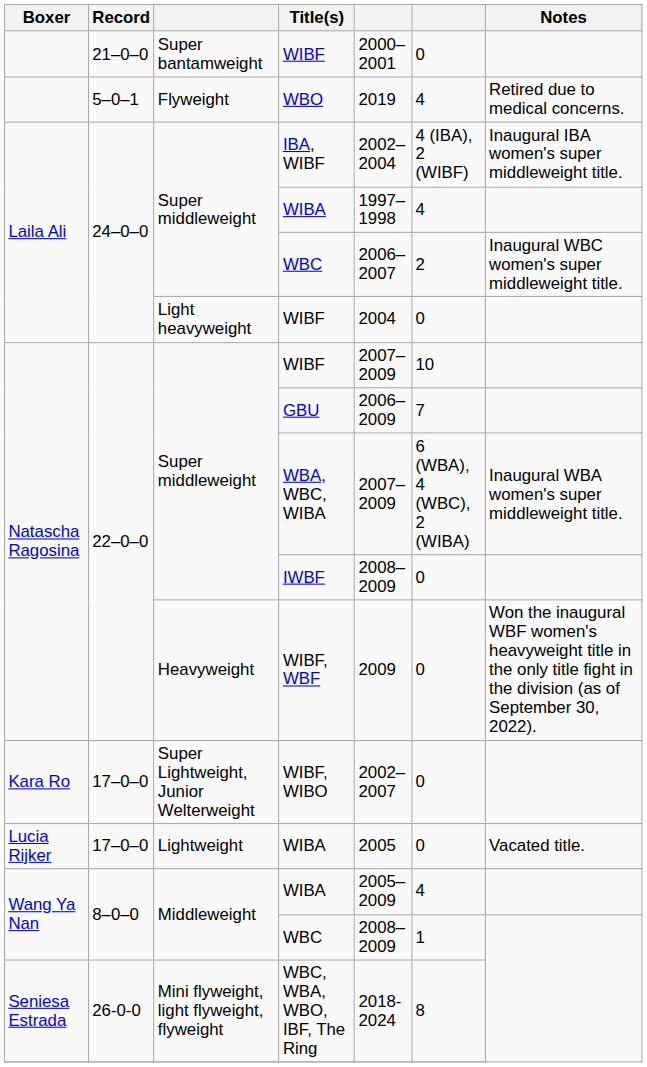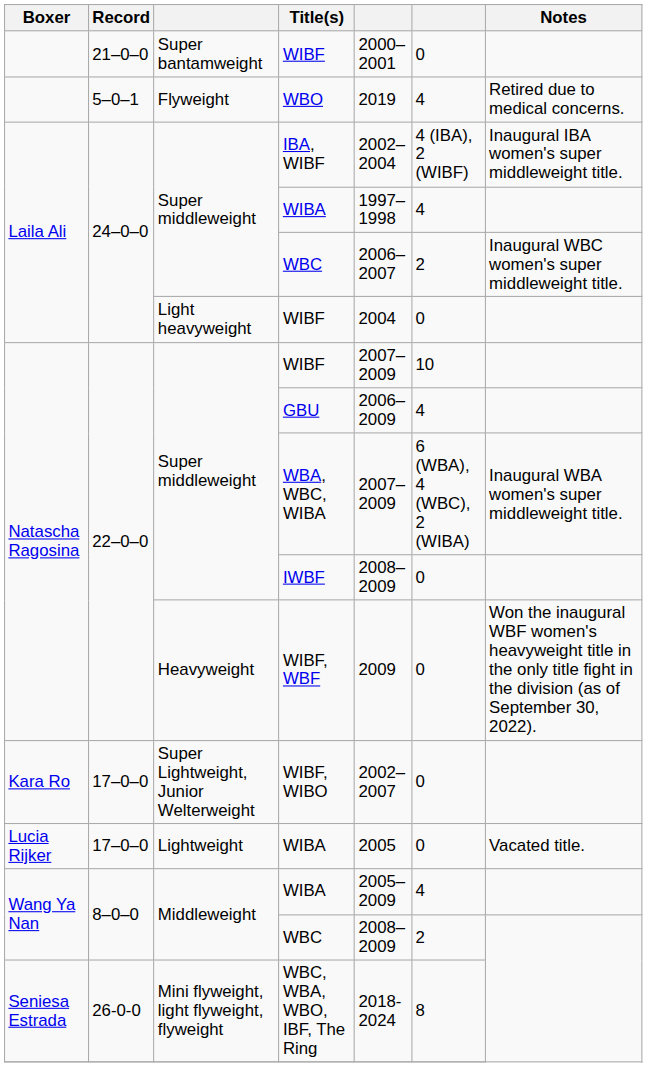(420, 410) 7 -> (420, 410) 4
(420, 937) 1 -> (420, 937) 2
